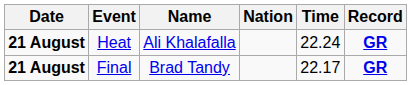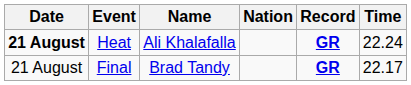columns swapped: (320, 17) <-> (375, 17)
(47, 67) bold -> (47, 67) normal
